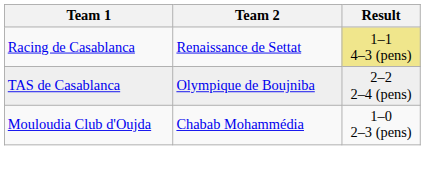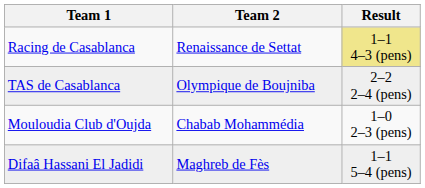+ row: (76, 163)
